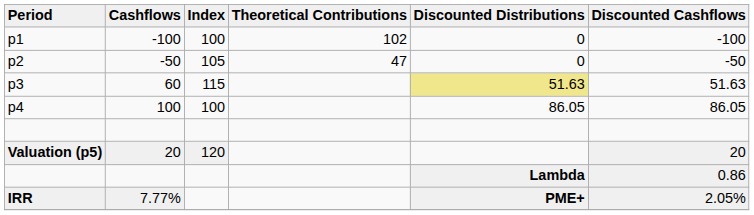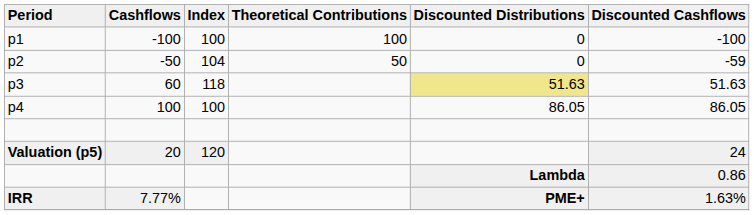(395, 38) 102 -> (395, 38) 100
(213, 61) 105 -> (213, 61) 104
(399, 61) 47 -> (399, 61) 50
(735, 61) -50 -> (735, 61) -59
(214, 84) 115 -> (214, 84) 118
(738, 152) 20 -> (738, 152) 24
(725, 198) 2.05% -> (725, 198) 1.63%
